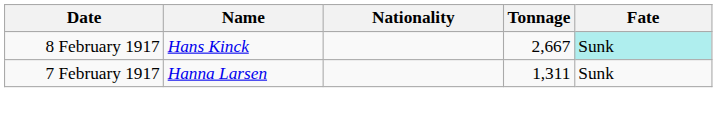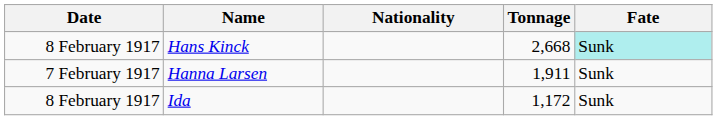(551, 45) 2,667 -> (551, 45) 2,668
(551, 73) 1,311 -> (551, 73) 1,911
+ row: (179, 100)
